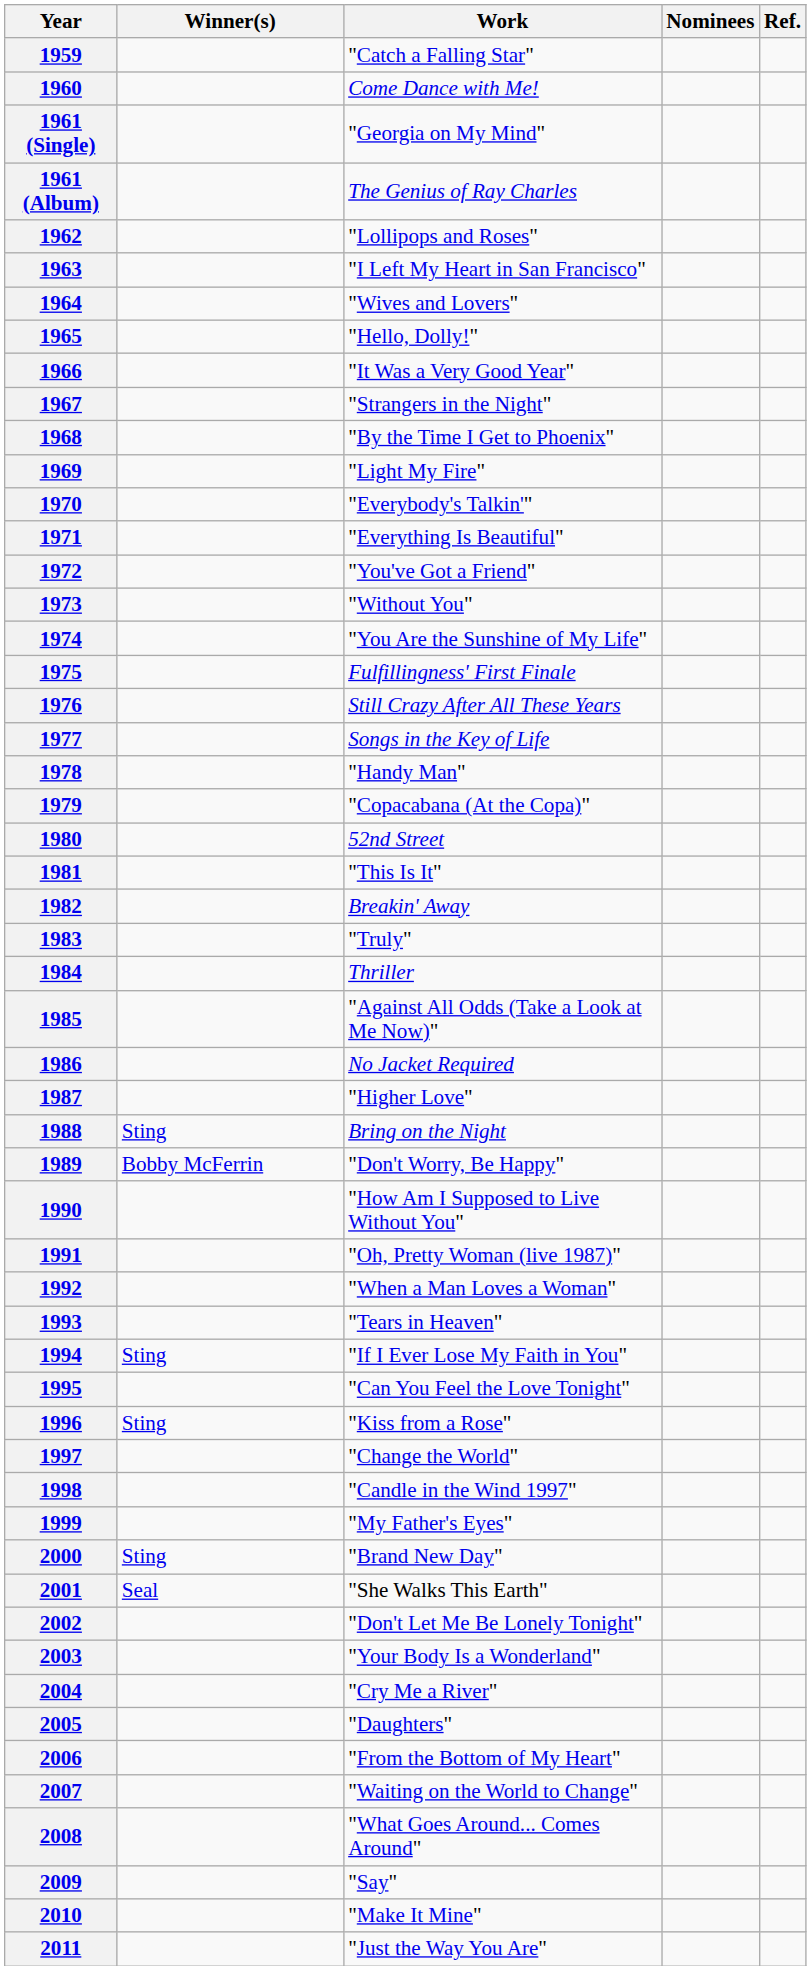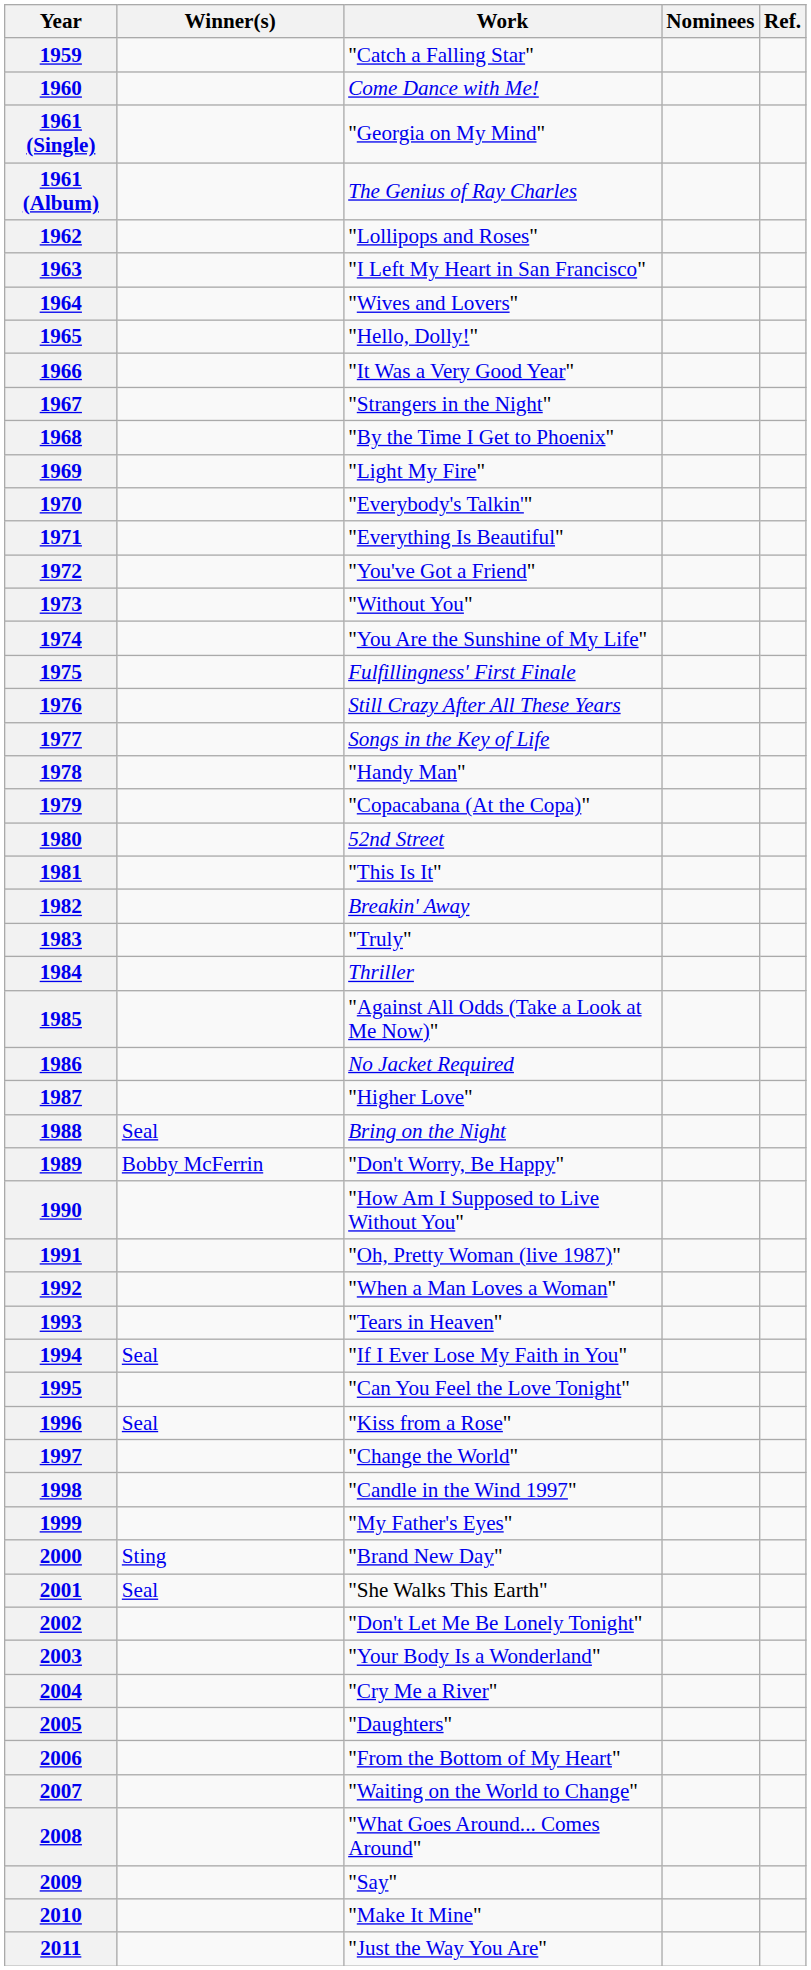(144, 1130) Sting -> (140, 1130) Seal
(144, 1355) Sting -> (140, 1355) Seal
(144, 1422) Sting -> (140, 1422) Seal
